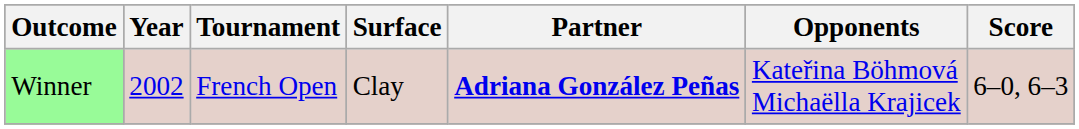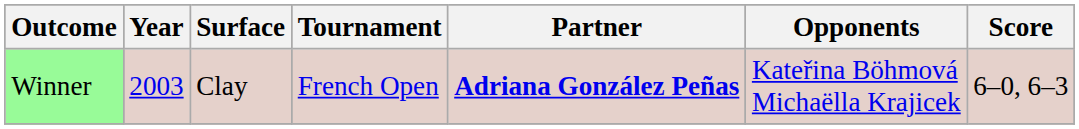columns swapped: (268, 26) <-> (397, 26)
(156, 85) 2002 -> (156, 85) 2003
